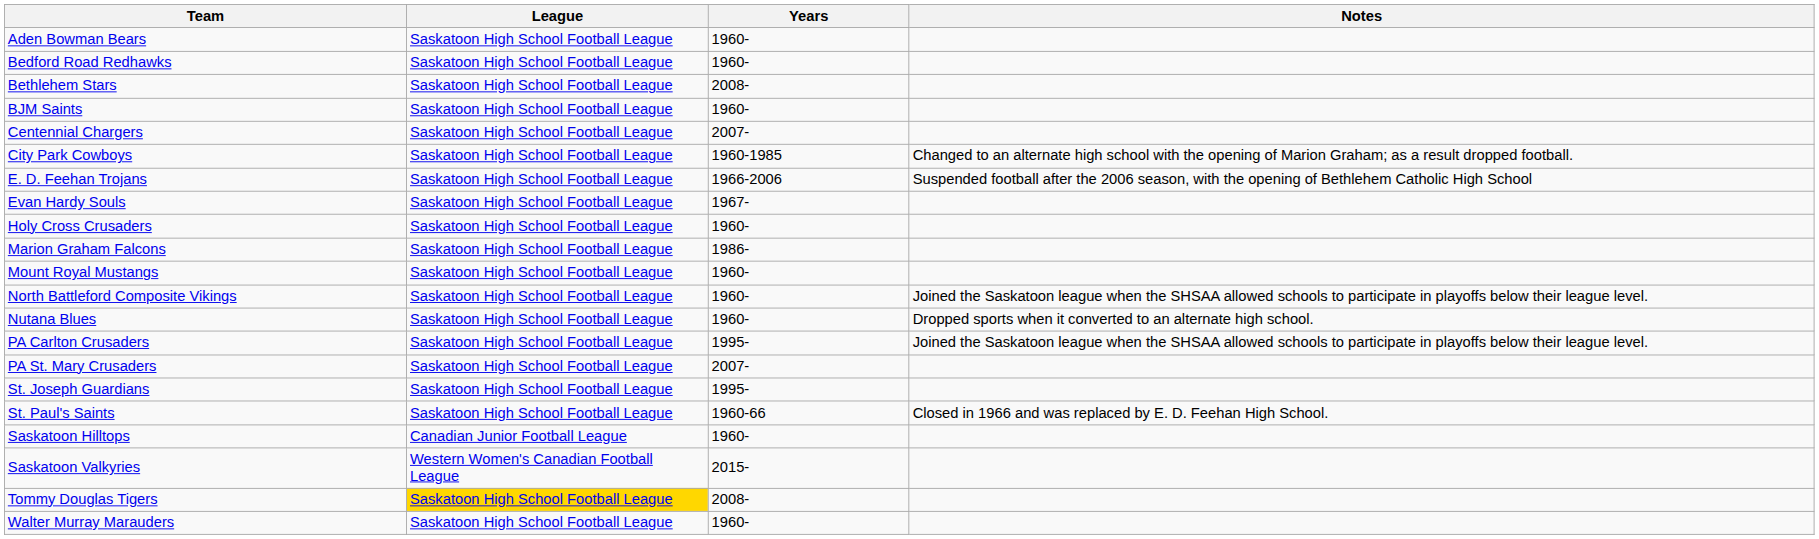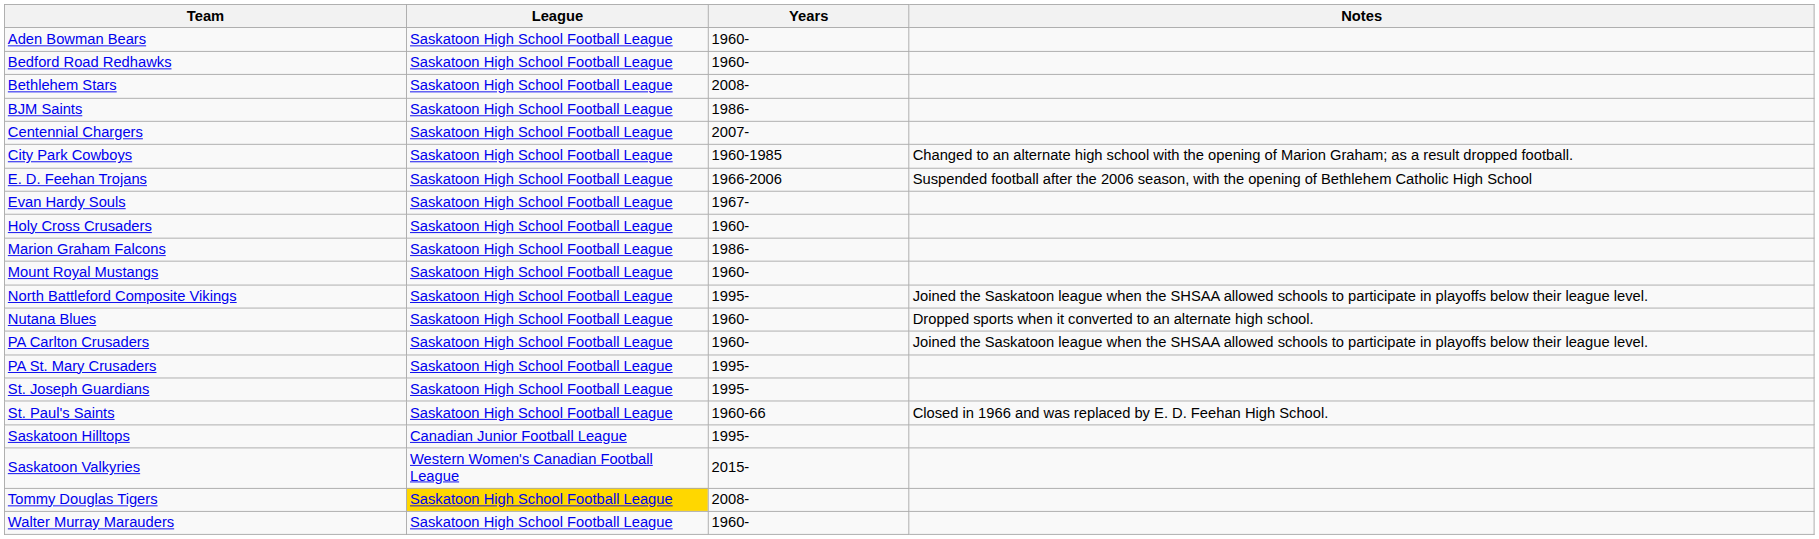(730, 109) 1960- -> (730, 109) 1986-
(730, 296) 1960- -> (730, 296) 1995-
(730, 343) 1995- -> (730, 343) 1960-
(730, 366) 2007- -> (730, 366) 1995-
(730, 436) 1960- -> (730, 436) 1995-
